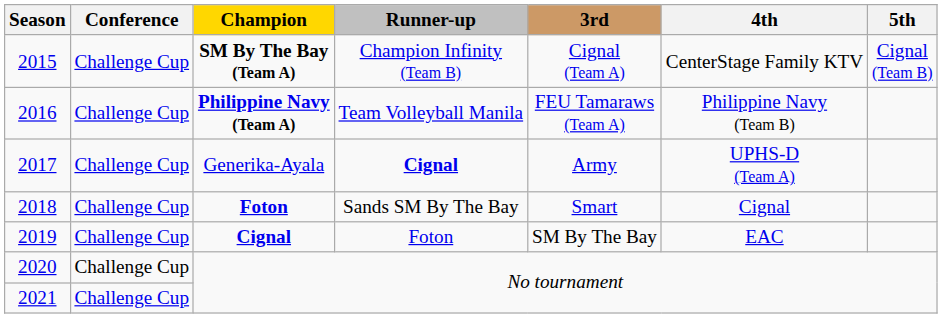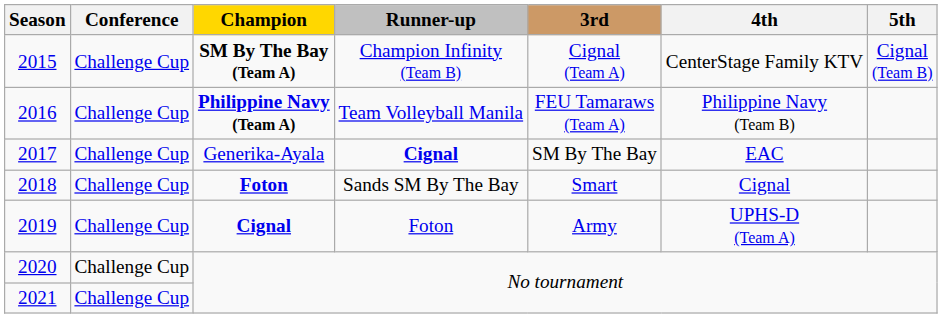(594, 165) Army -> (594, 154) SM By The Bay
(764, 165) UPHS-D (Team A) -> (764, 154) EAC
(594, 236) SM By The Bay -> (594, 225) Army
(764, 236) EAC -> (764, 225) UPHS-D (Team A)
